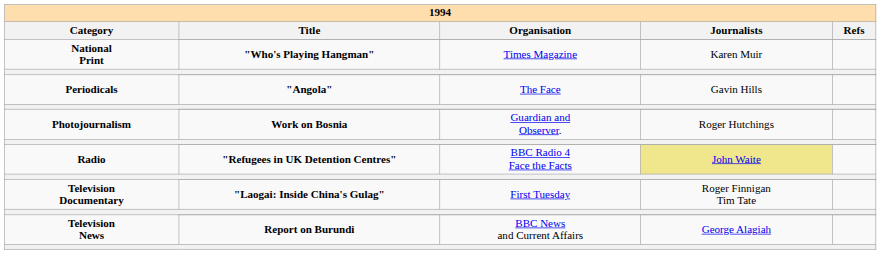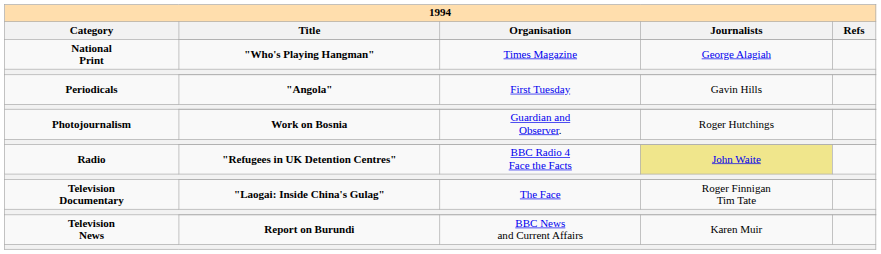(736, 54) Karen Muir -> (736, 54) George Alagiah
(540, 89) The Face -> (540, 89) First Tuesday
(540, 194) First Tuesday -> (540, 194) The Face
(736, 229) George Alagiah -> (736, 229) Karen Muir
